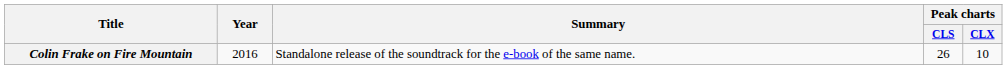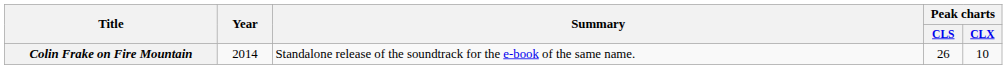(245, 53) 2016 -> (245, 53) 2014
